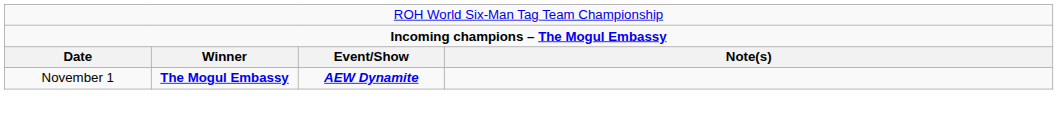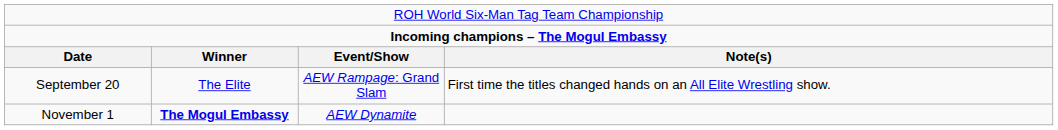+ row: (78, 85)
(371, 78) bold -> (371, 114) normal
